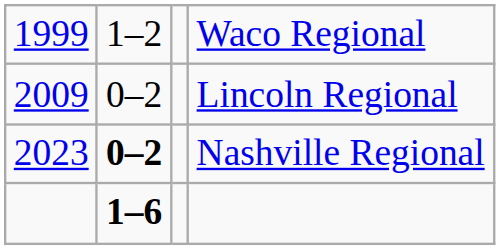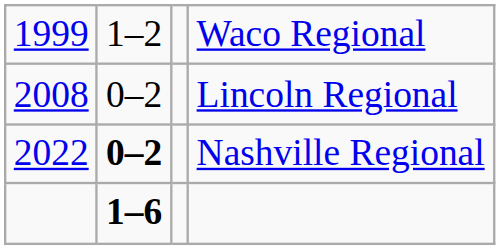(51, 93) 2009 -> (51, 93) 2008
(51, 152) 2023 -> (51, 152) 2022
